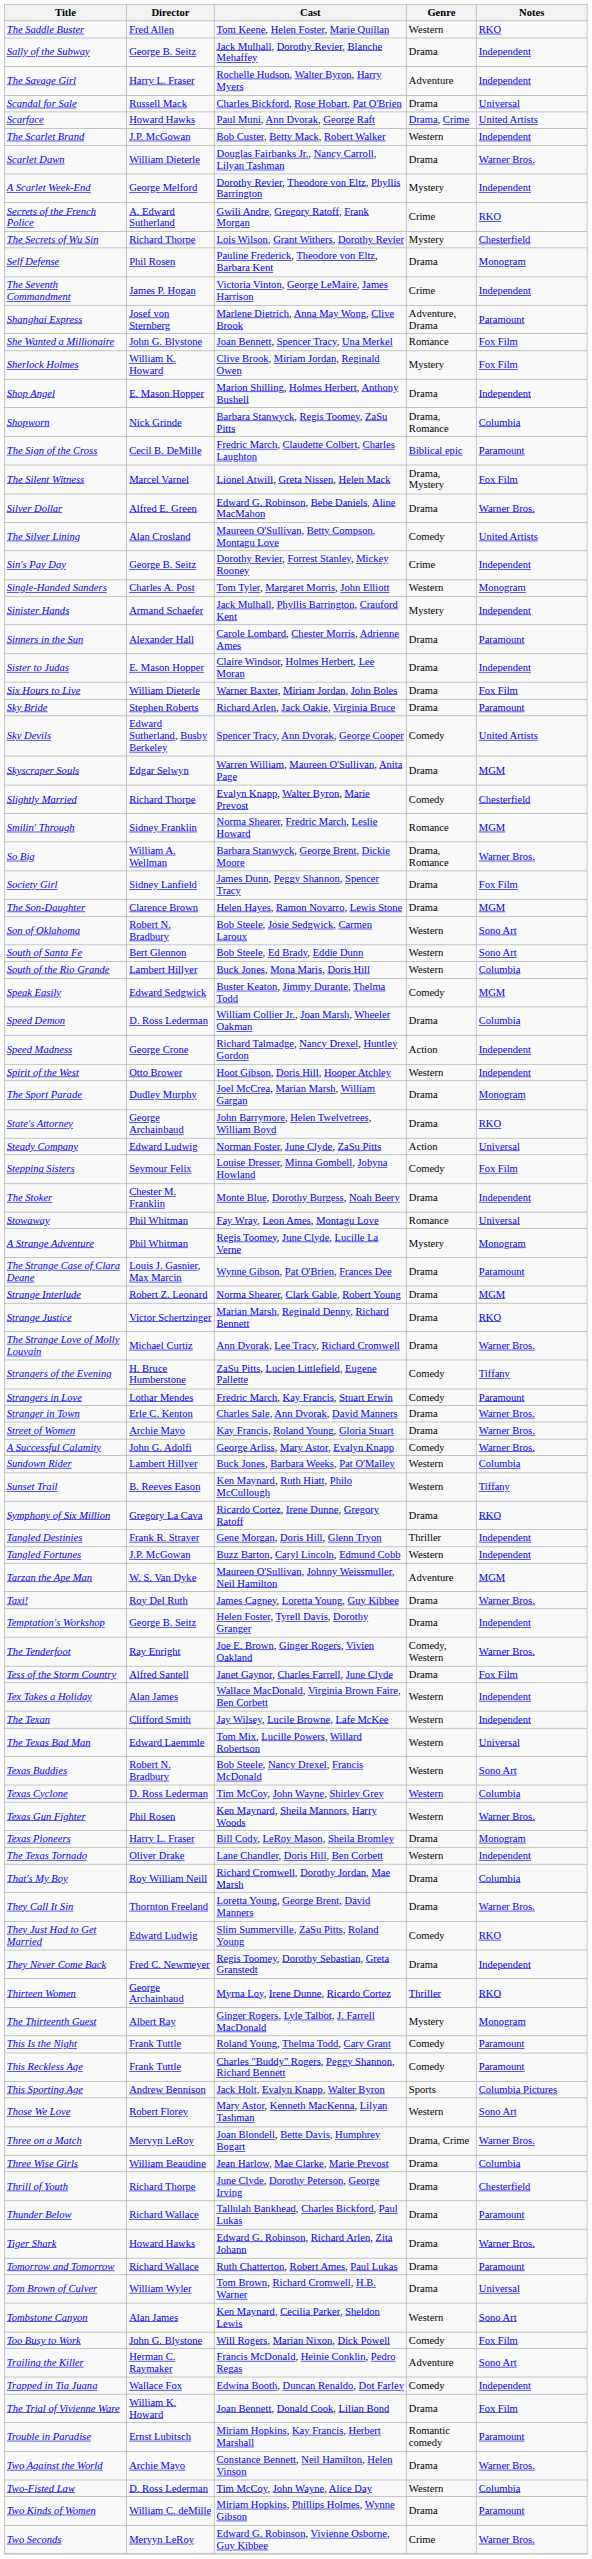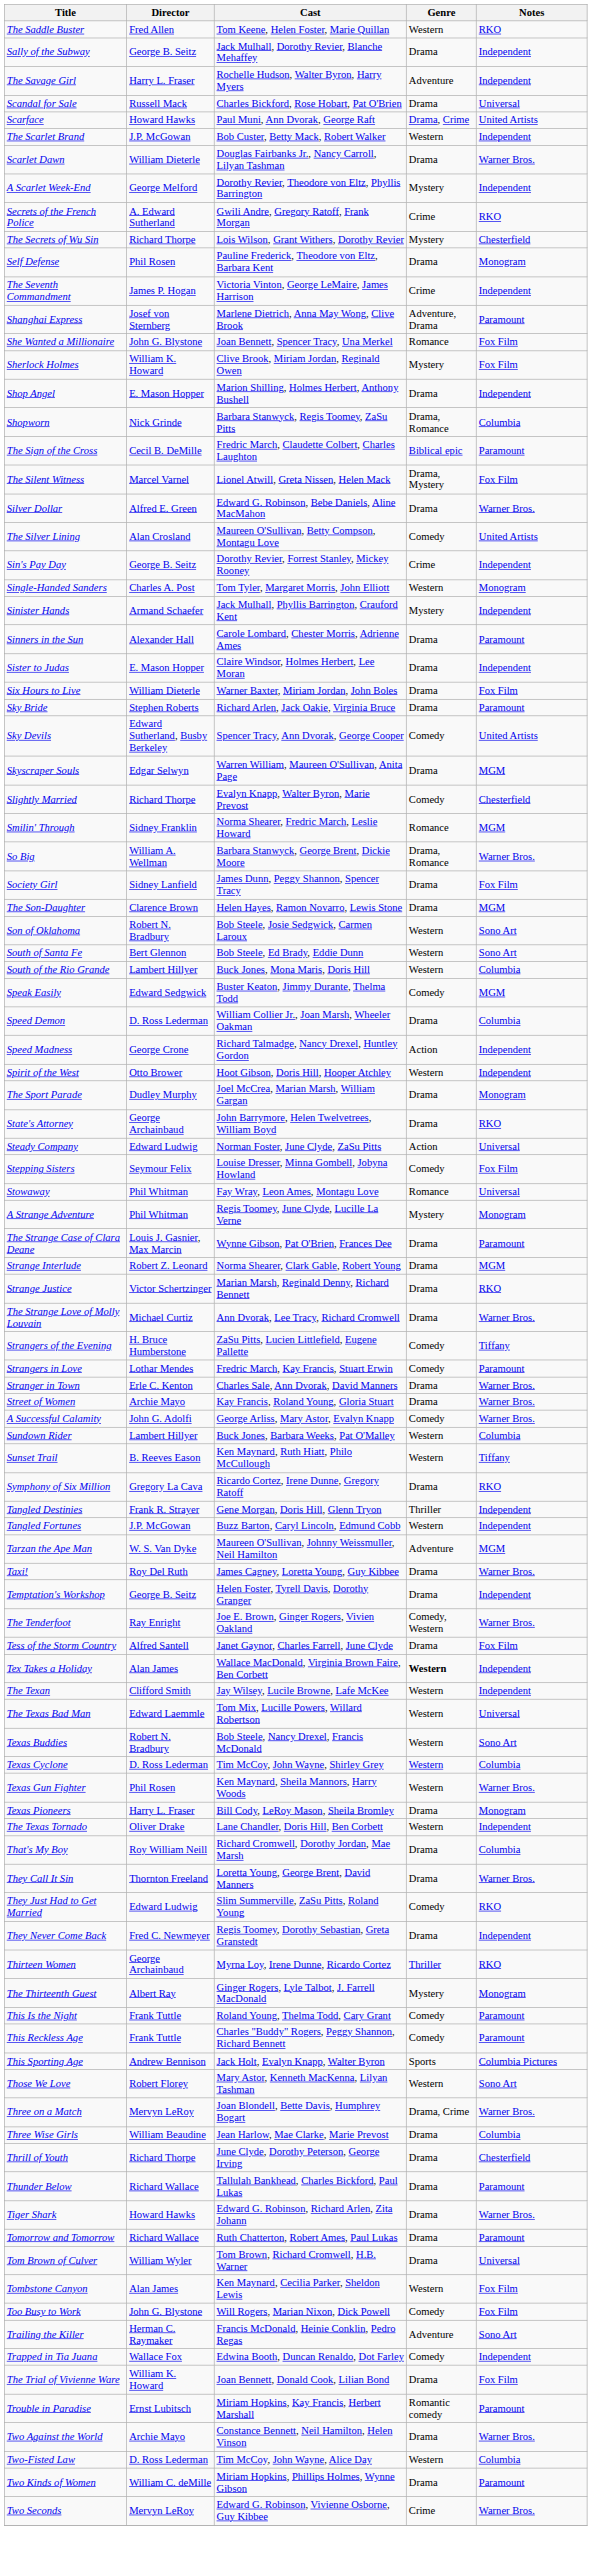- row: (29, 1197)
(426, 1697) normal -> (428, 1668) bold
(498, 2317) Sono Art -> (498, 2289) Fox Film
